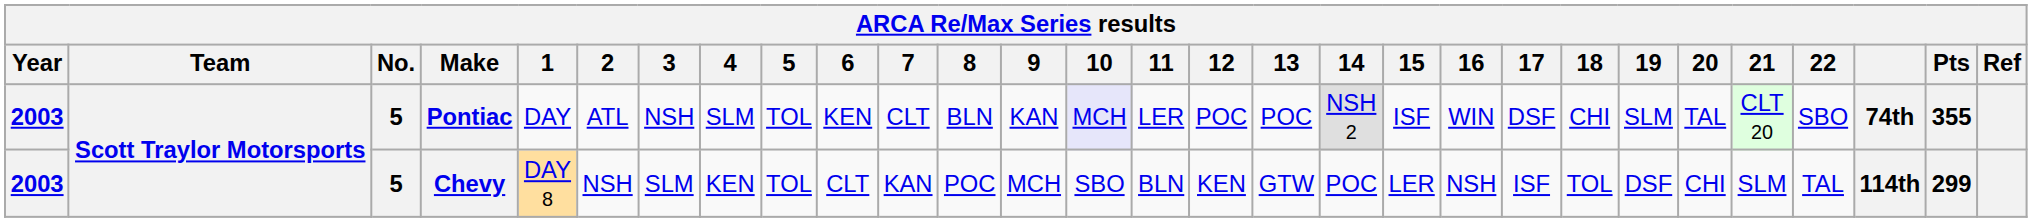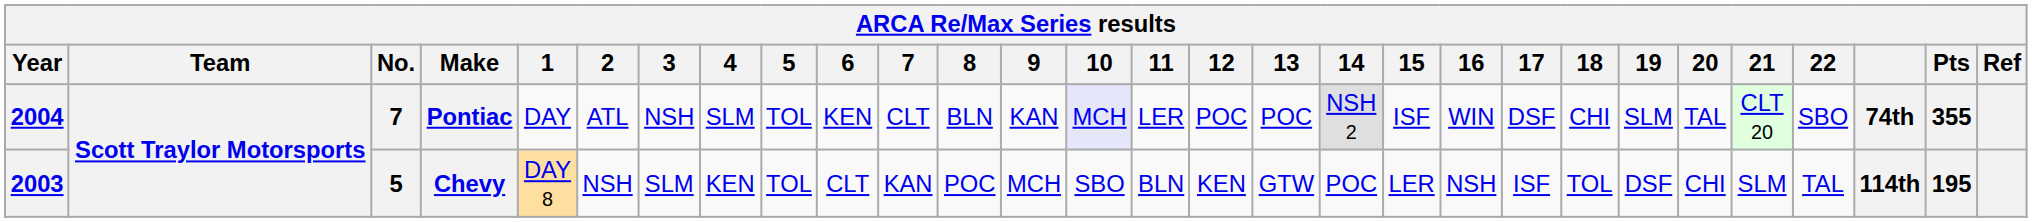(37, 117) 2003 -> (37, 117) 2004
(396, 117) 5 -> (396, 117) 7
(1952, 184) 299 -> (1952, 184) 195
